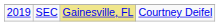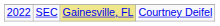(19, 13) 2019 -> (19, 13) 2022
